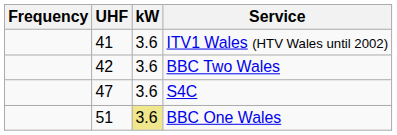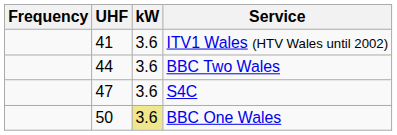(104, 67) 42 -> (104, 67) 44
(104, 117) 51 -> (104, 117) 50
